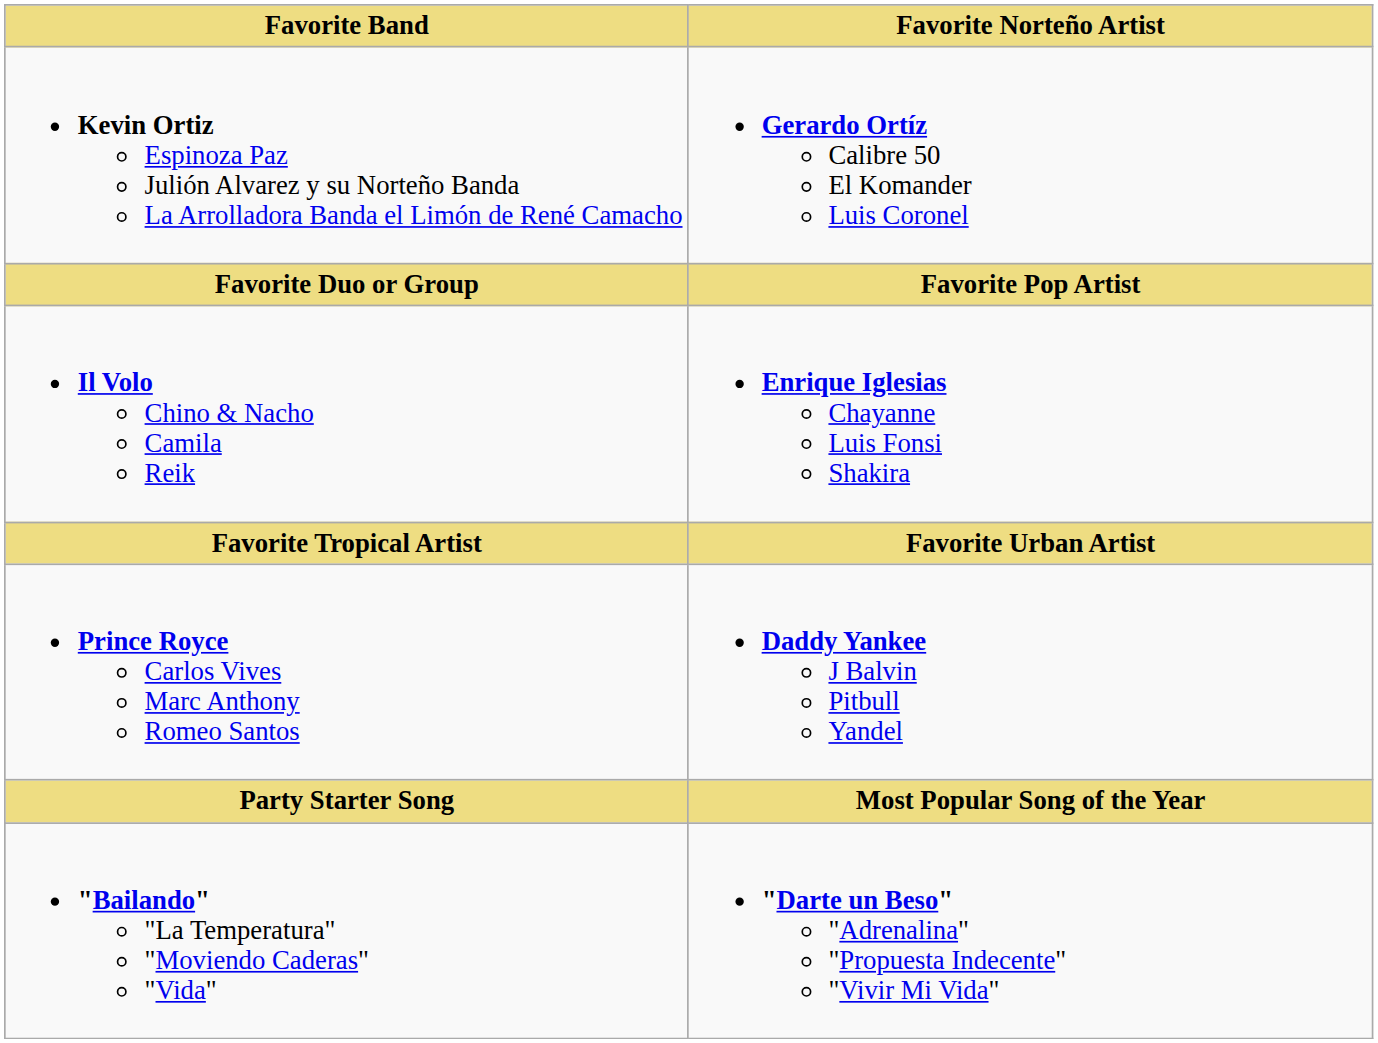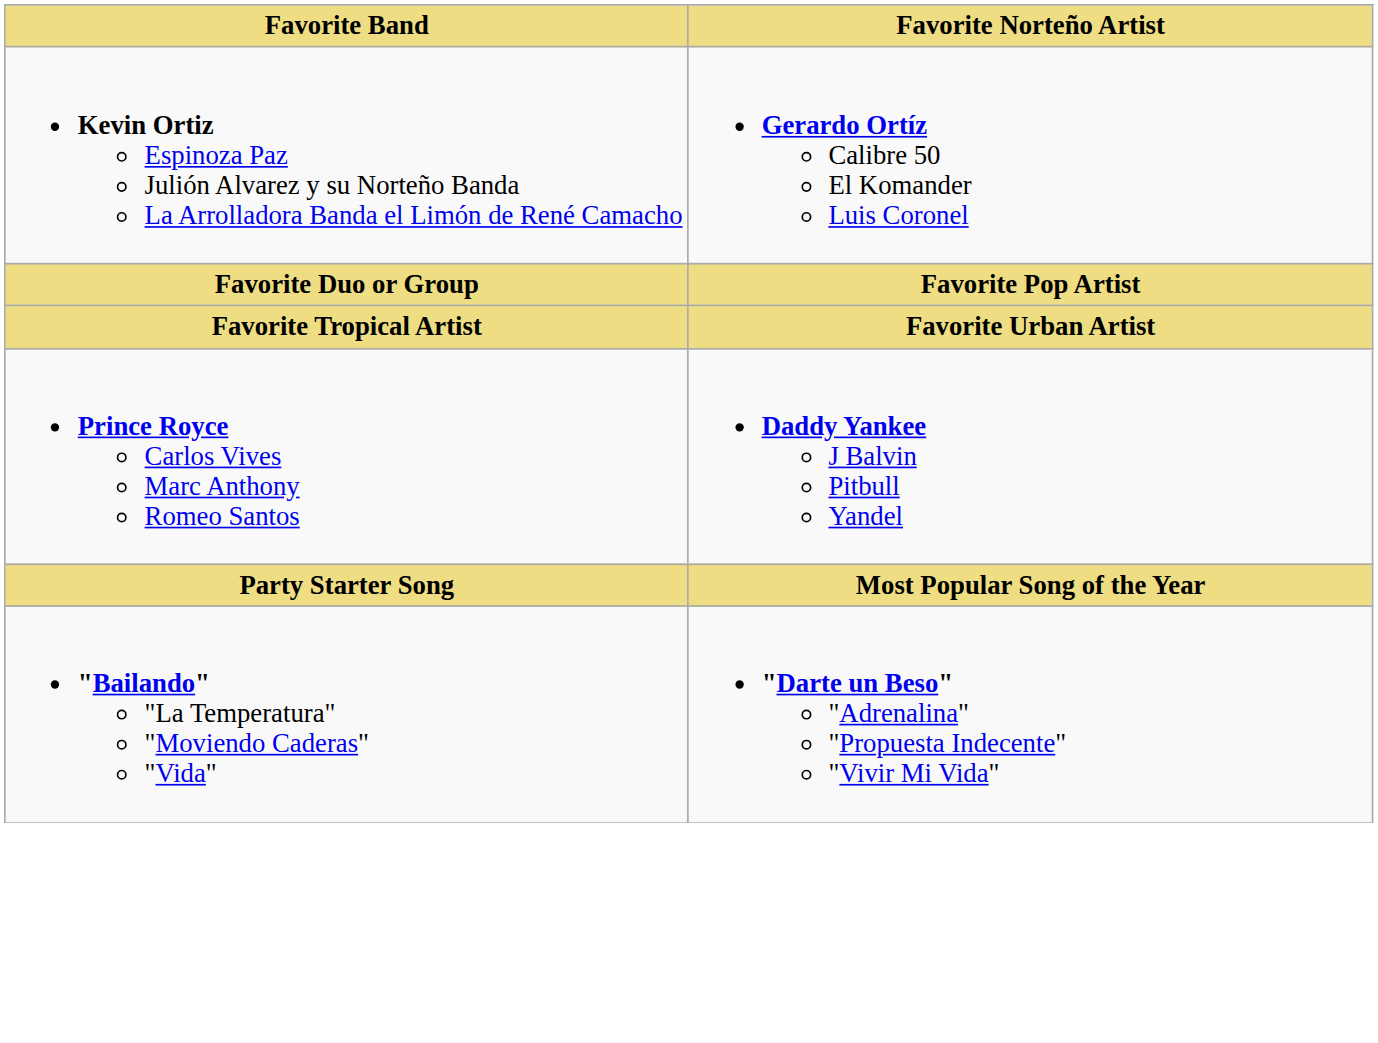- row: (347, 429)
